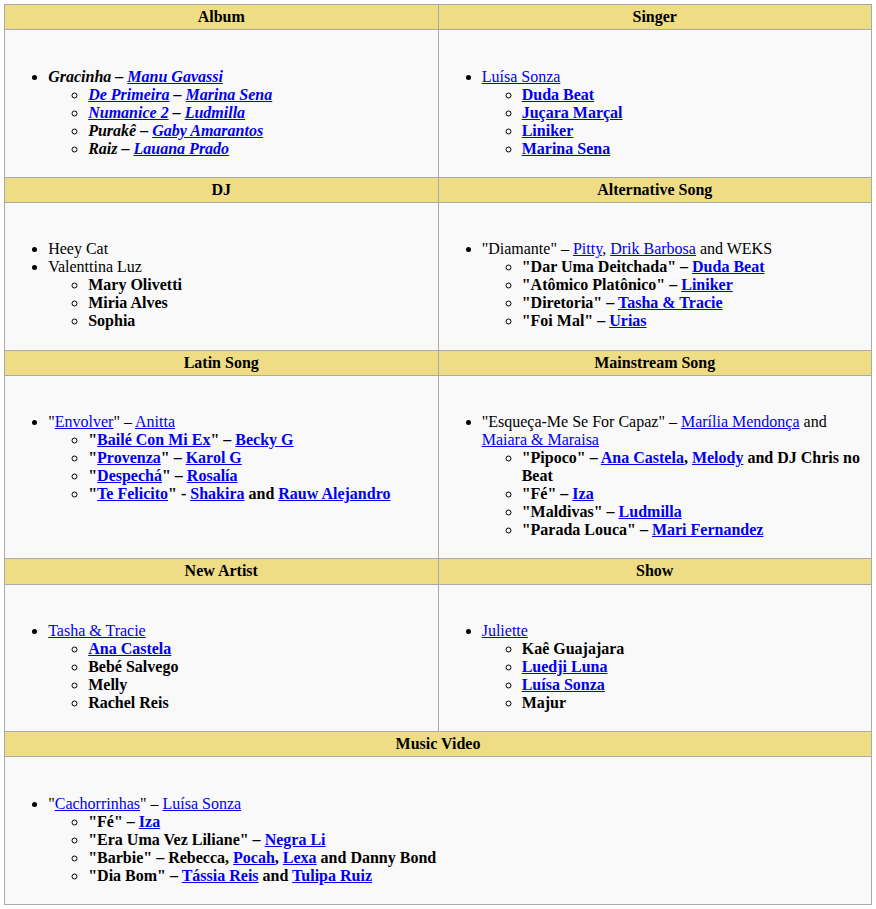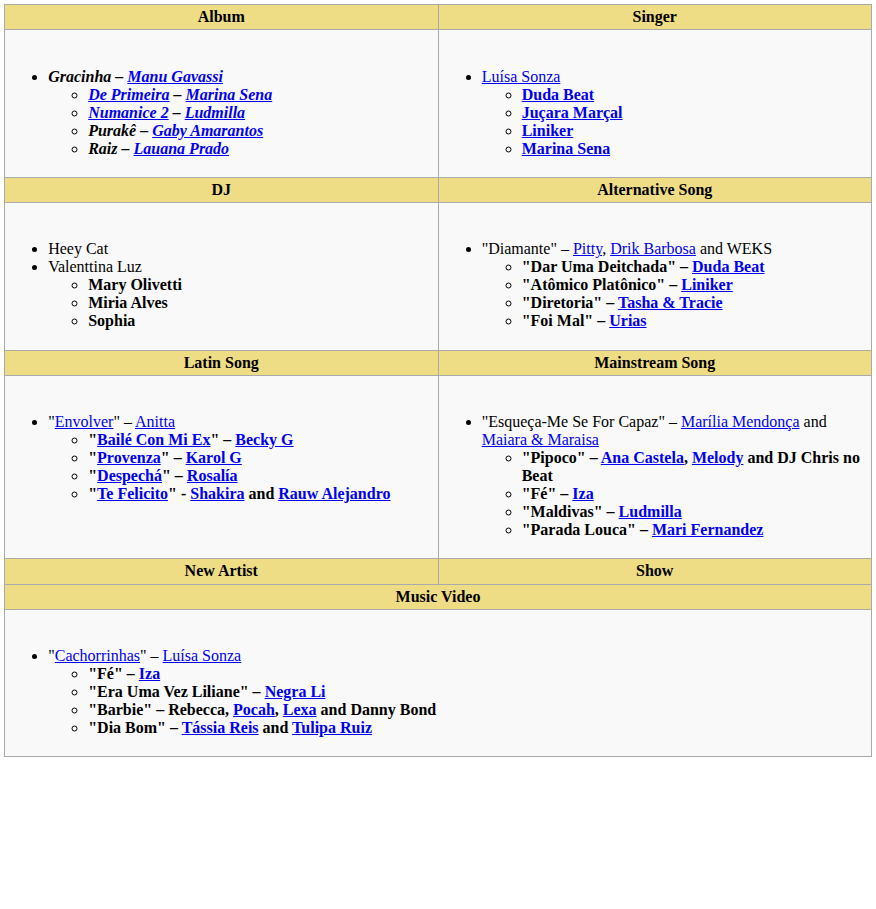- row: (221, 667)
